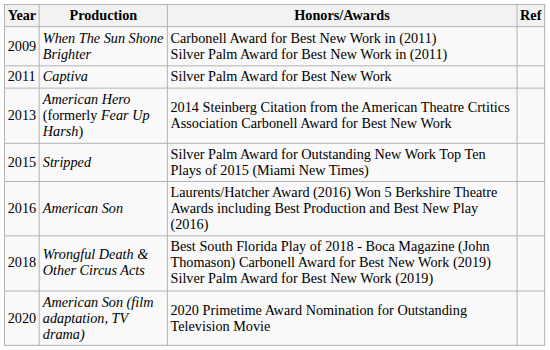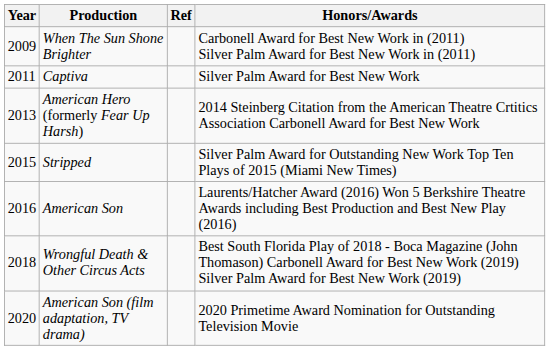columns swapped: (342, 15) <-> (531, 15)
